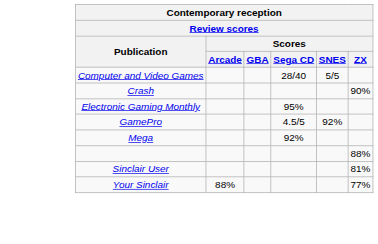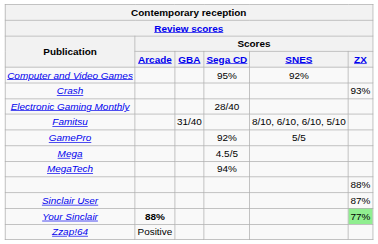(294, 75) 28/40 -> (227, 75) 95%
(332, 75) 5/5 -> (299, 75) 92%
(360, 91) 90% -> (360, 91) 93%
(294, 106) 95% -> (227, 106) 28/40
+ row: (70, 122)
(294, 122) 4.5/5 -> (227, 138) 92%
(332, 122) 92% -> (299, 138) 5/5
(294, 138) 92% -> (227, 153) 4.5/5
+ row: (70, 169)
(360, 169) 81% -> (360, 201) 87%
(225, 185) normal -> (155, 216) bold
(360, 185) no background -> (360, 216) lightgreen background
+ row: (70, 232)
